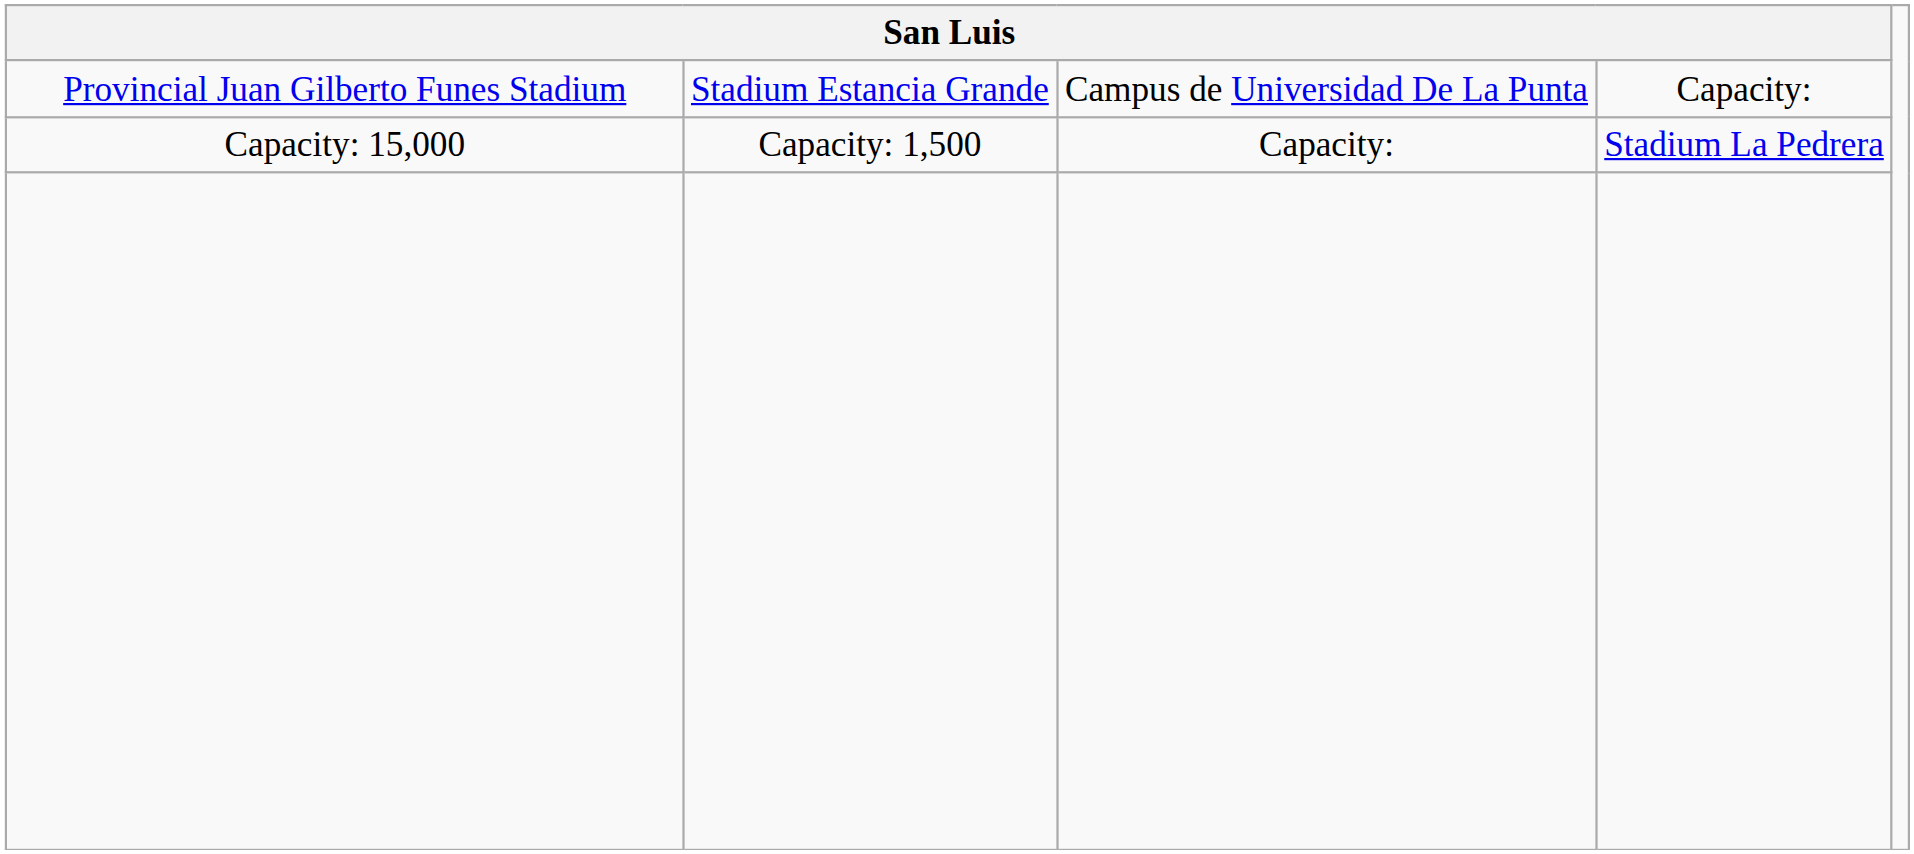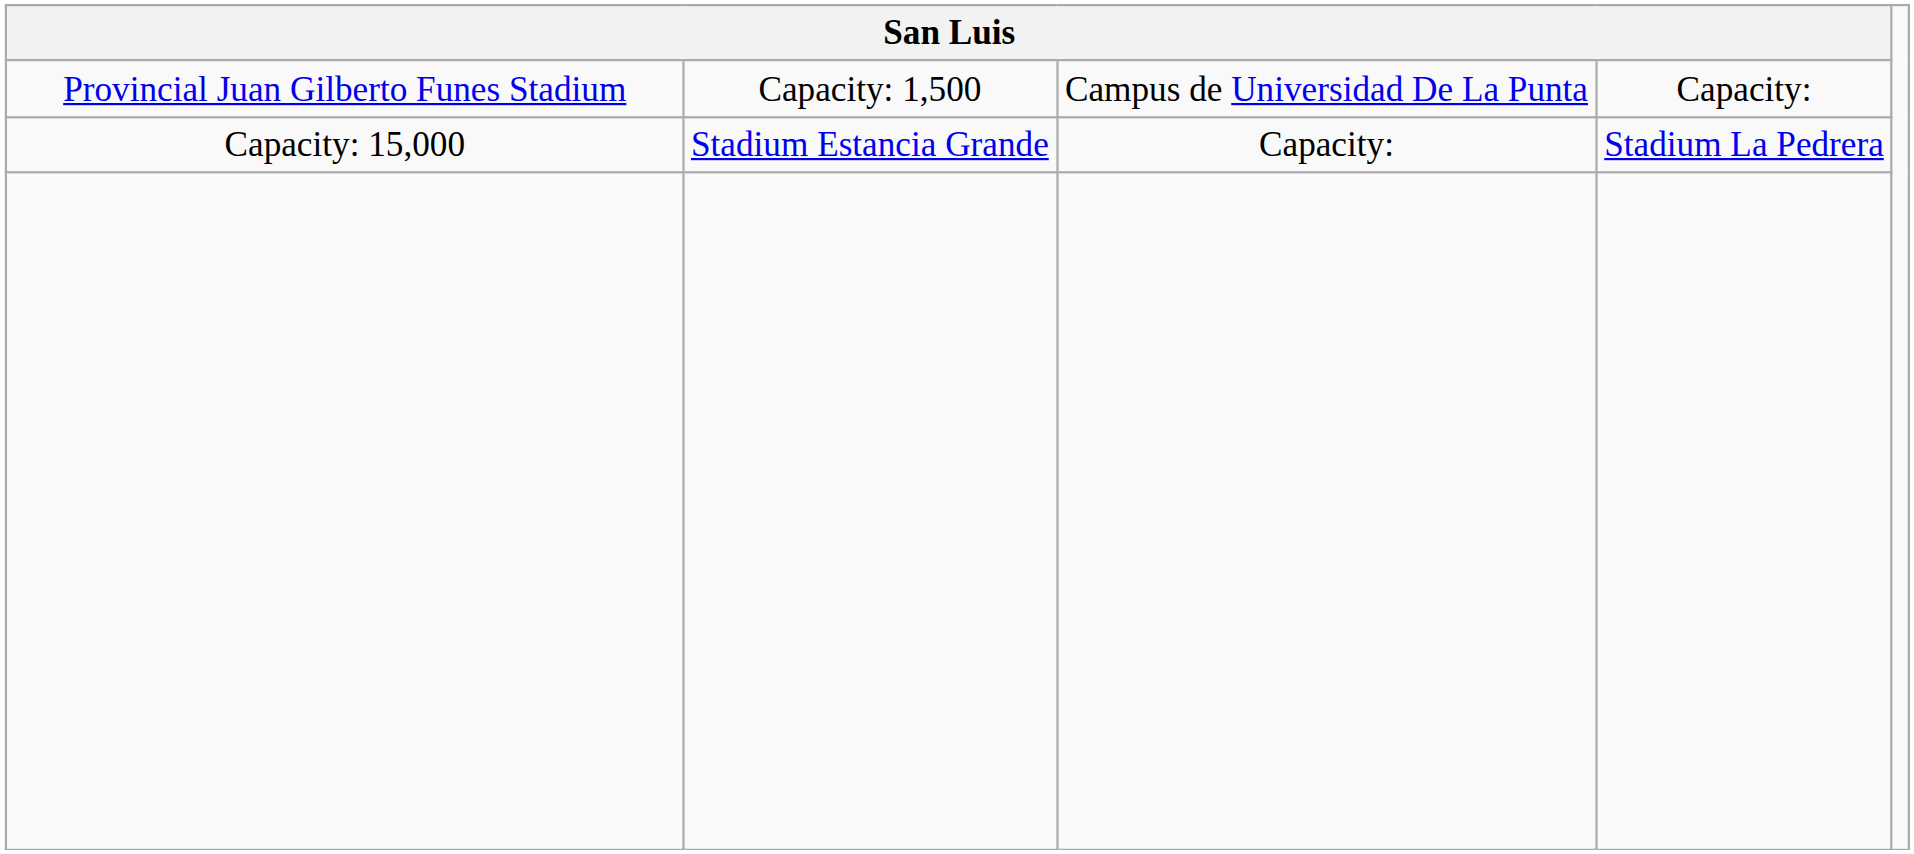(870, 88) Stadium Estancia Grande -> (870, 88) Capacity: 1,500
(870, 144) Capacity: 1,500 -> (870, 144) Stadium Estancia Grande
